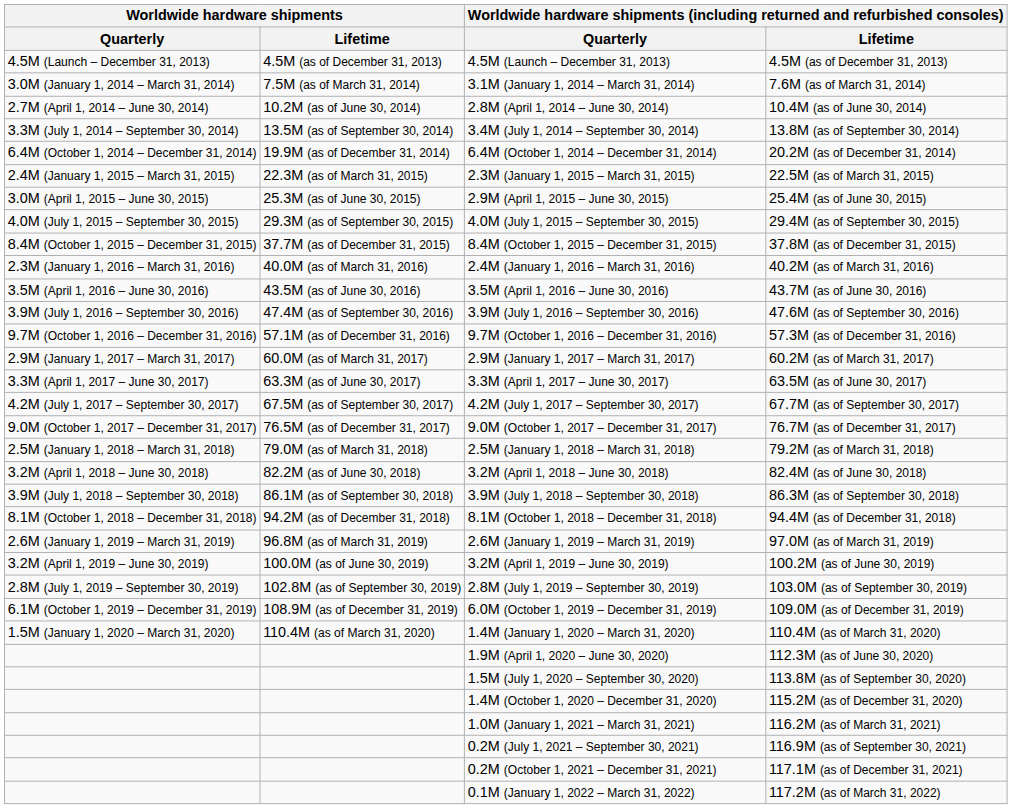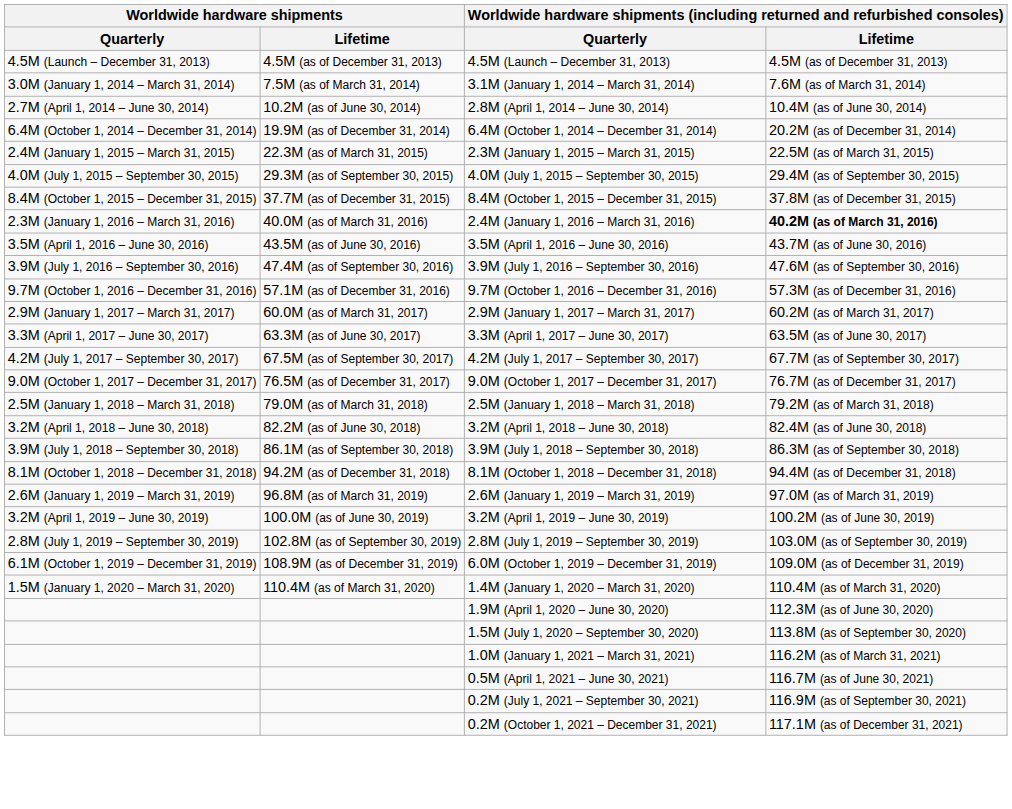- row: (583, 130)
- row: (568, 198)
(851, 267) normal -> (853, 221) bold
- row: (592, 701)
+ row: (568, 678)
- row: (581, 792)
